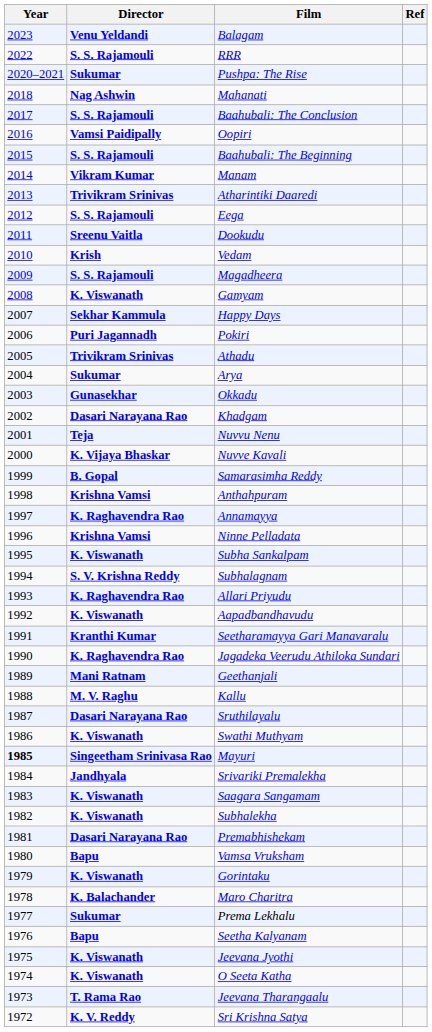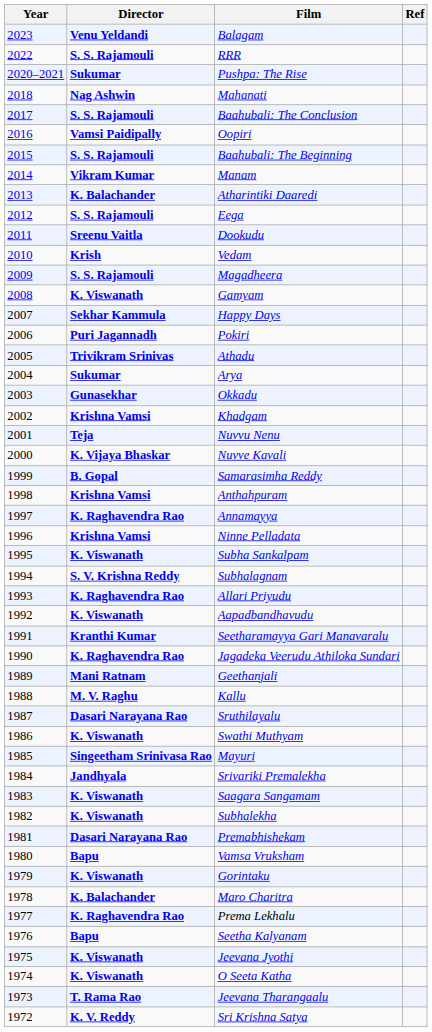(122, 194) Trivikram Srinivas -> (113, 194) K. Balachander
(129, 415) Dasari Narayana Rao -> (110, 415) Krishna Vamsi
(20, 756) bold -> (20, 756) normal
(95, 916) Sukumar -> (127, 916) K. Raghavendra Rao
